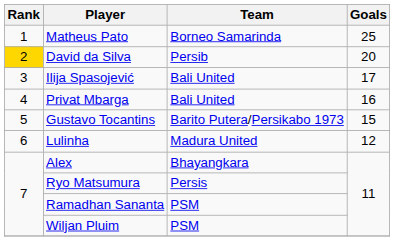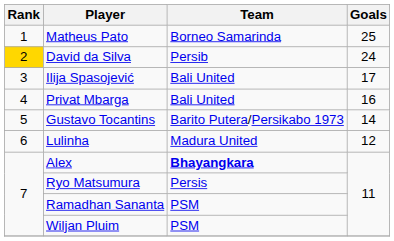(368, 57) 20 -> (368, 57) 24
(368, 120) 15 -> (368, 120) 14
(209, 162) normal -> (212, 162) bold
